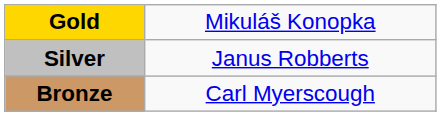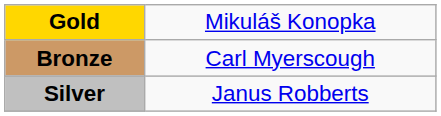rows swapped: (74, 57) <-> (74, 93)
